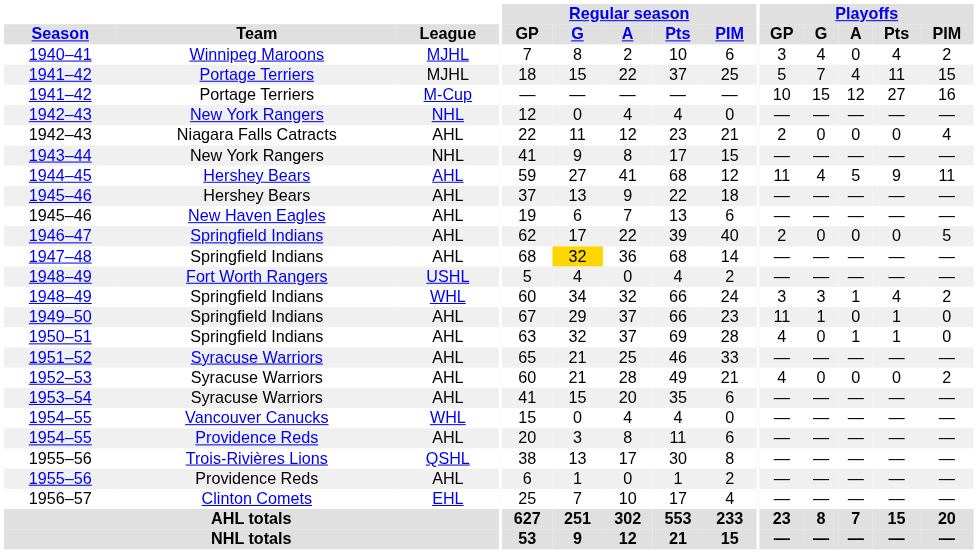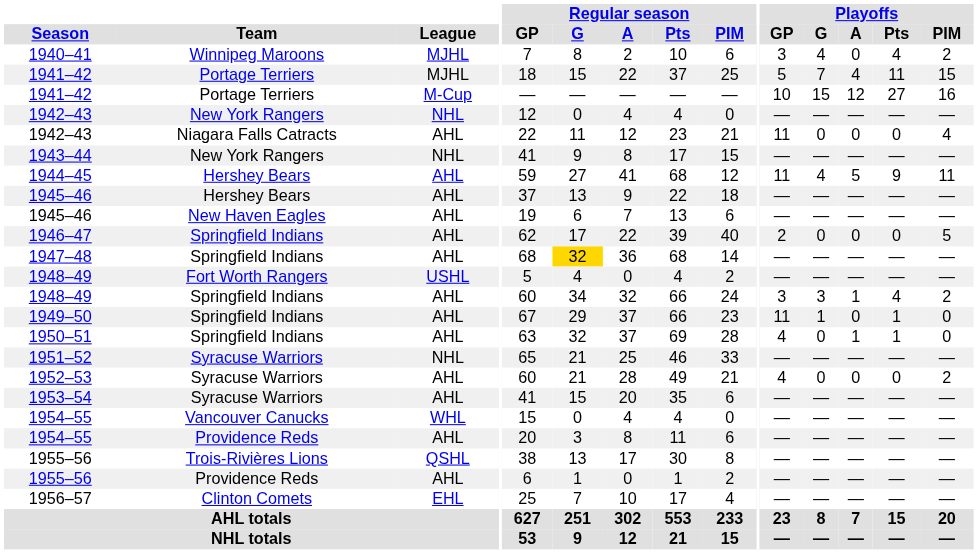(782, 135) 2 -> (782, 135) 11
(448, 296) WHL -> (448, 296) AHL
(448, 357) AHL -> (448, 357) NHL
